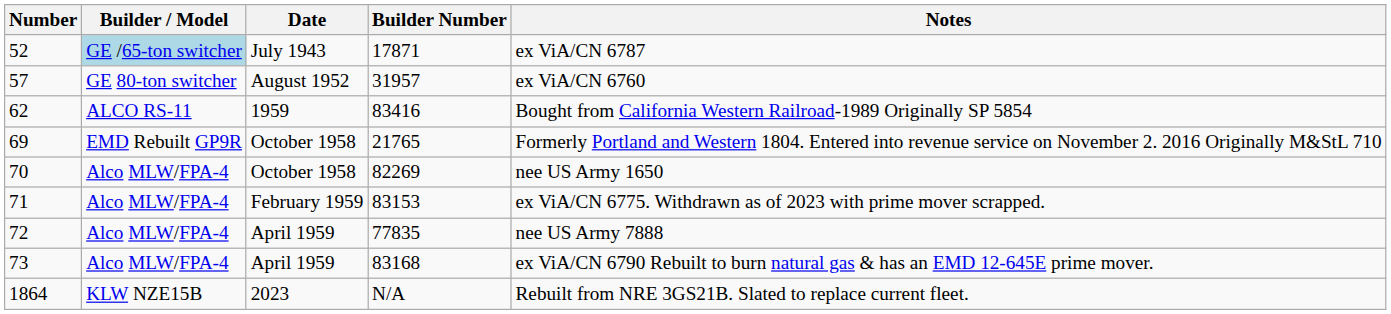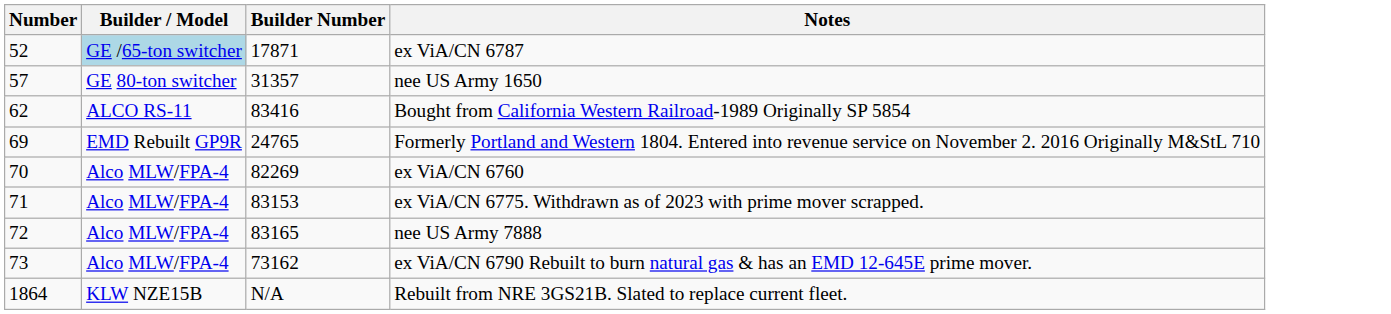- column: (307, 19)
(396, 80) 31957 -> (275, 80) 31357
(580, 80) ex ViA/CN 6760 -> (468, 80) nee US Army 1650
(396, 141) 21765 -> (275, 141) 24765
(589, 171) nee US Army 1650 -> (459, 171) ex ViA/CN 6760
(396, 232) 77835 -> (275, 232) 83165
(396, 263) 83168 -> (275, 263) 73162
